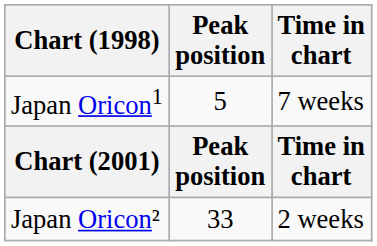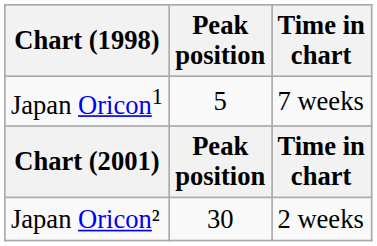(220, 218) 33 -> (220, 218) 30
